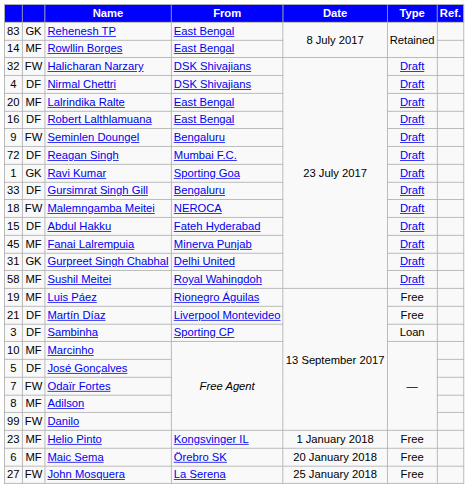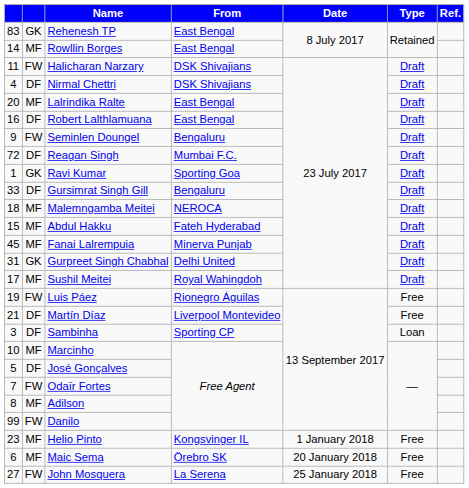(13, 67) 32 -> (13, 67) 11
(34, 209) FW -> (34, 209) MF
(34, 227) DF -> (34, 227) MF
(13, 280) 58 -> (13, 280) 17
(34, 298) MF -> (34, 298) FW
